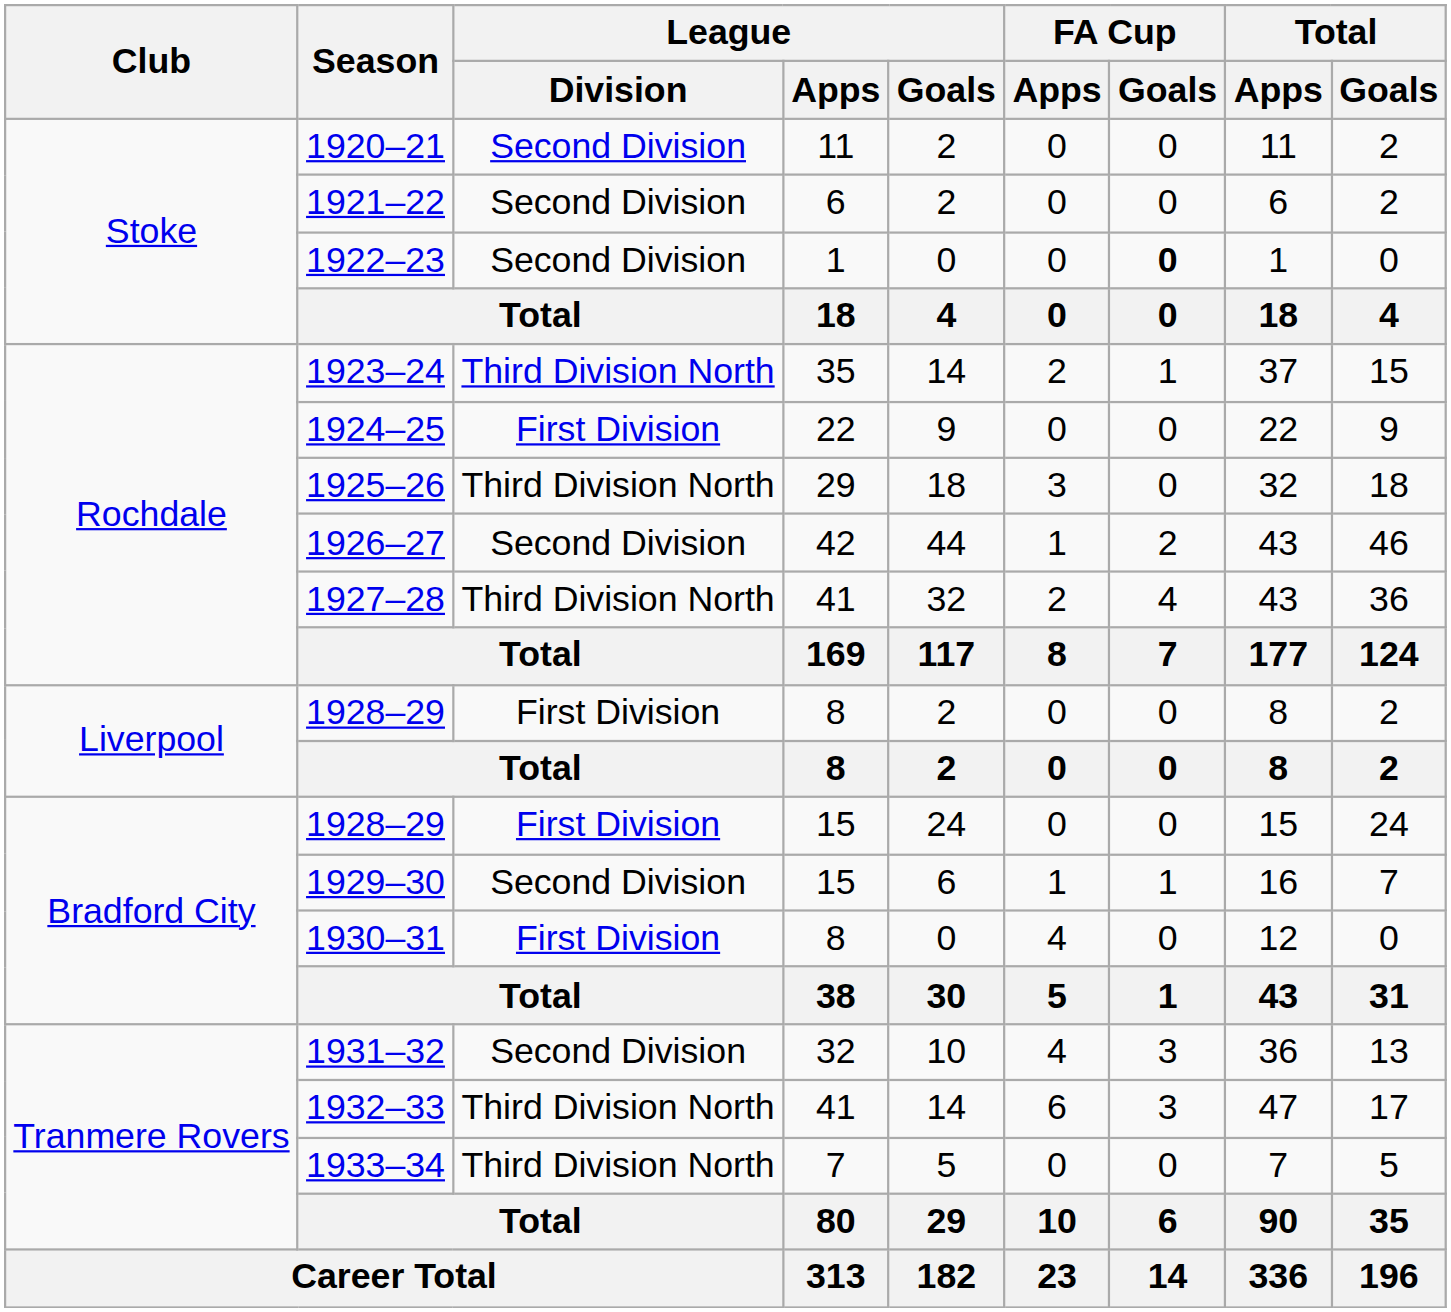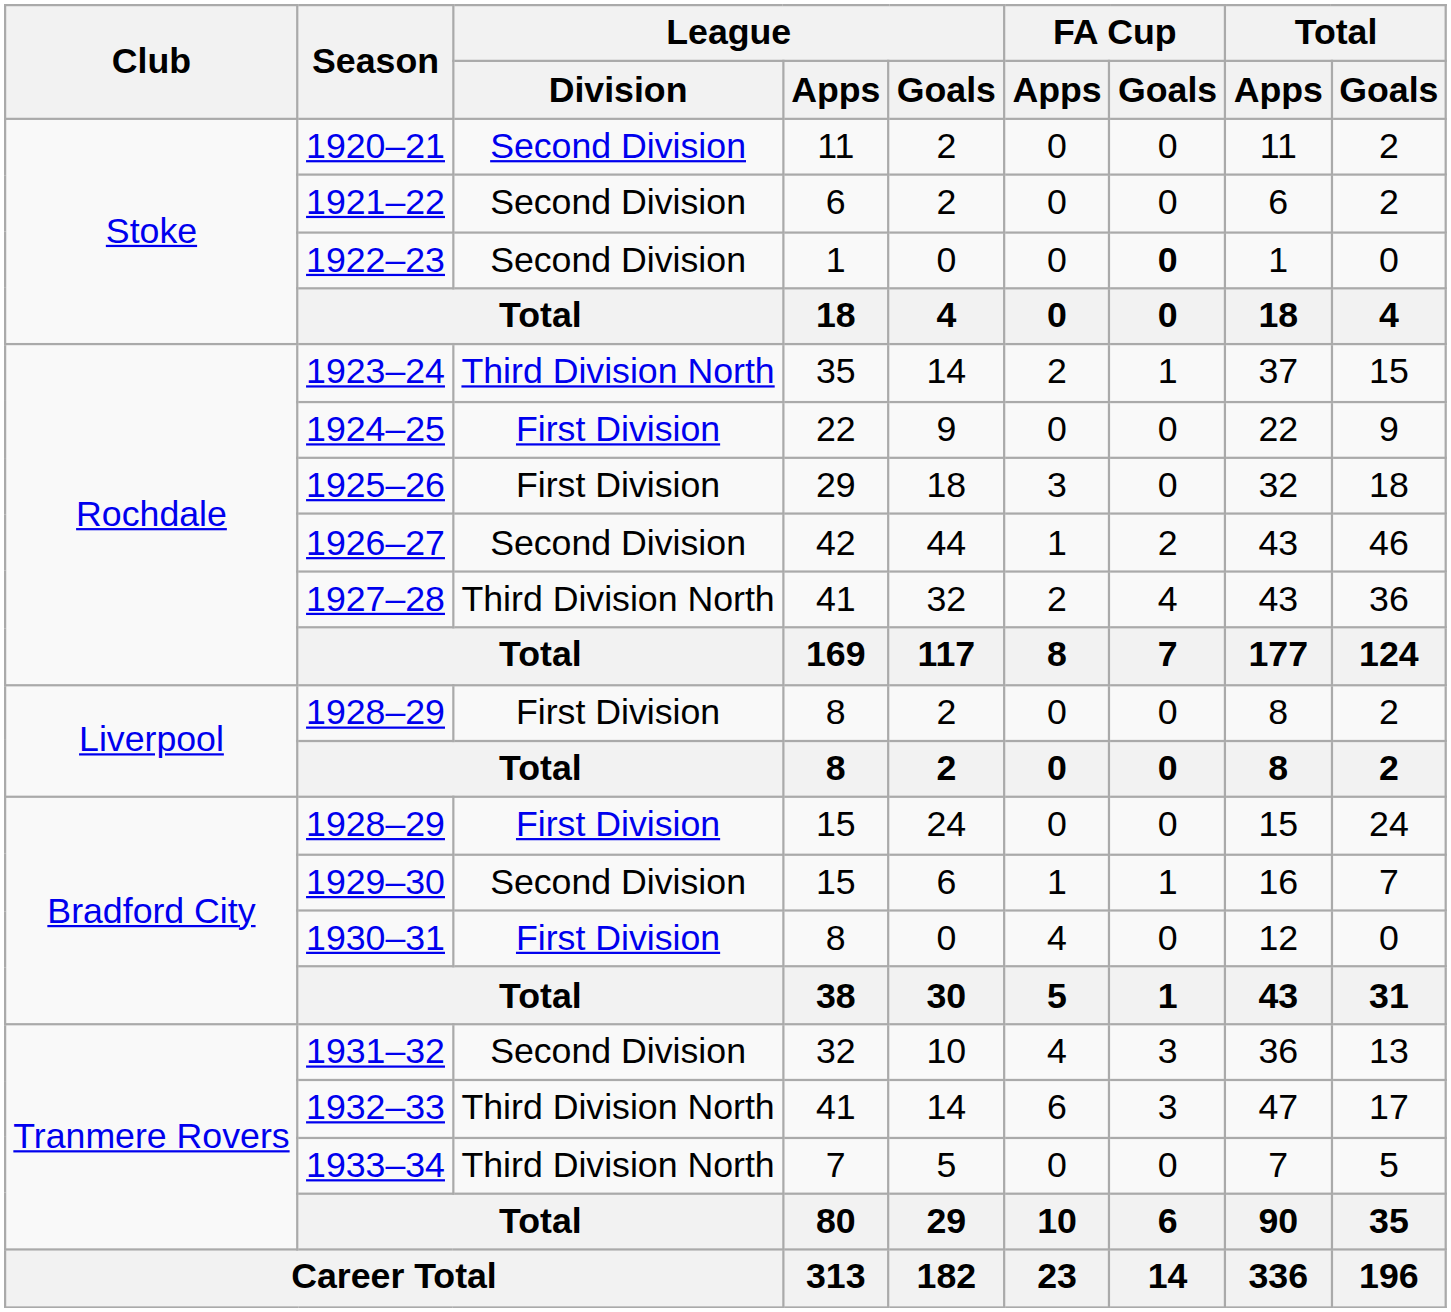(618, 485) Third Division North -> (618, 485) First Division
